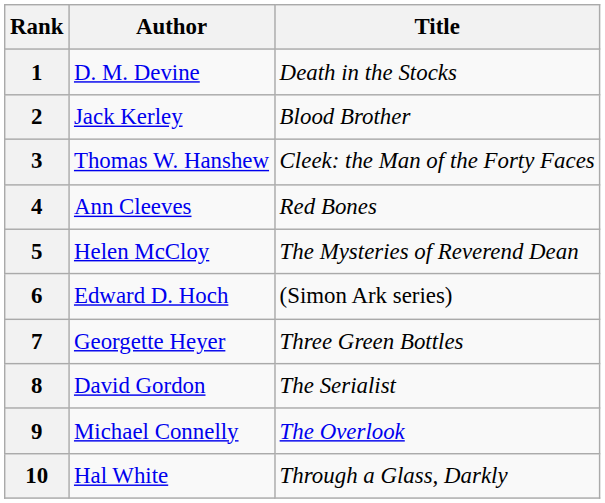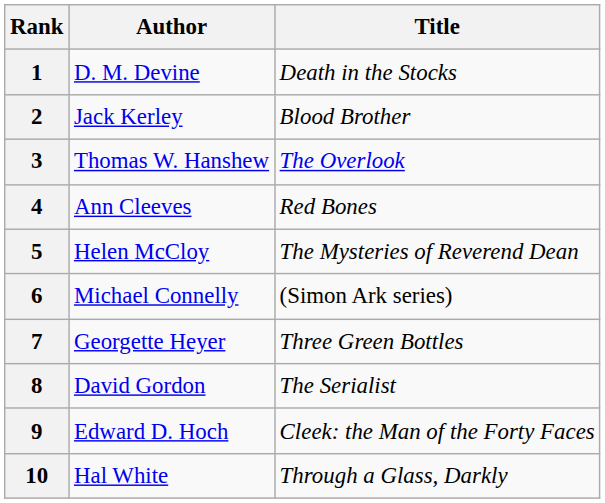(437, 161) Cleek: the Man of the Forty Faces -> (342, 161) The Overlook
(151, 296) Edward D. Hoch -> (156, 296) Michael Connelly
(156, 430) Michael Connelly -> (151, 430) Edward D. Hoch
(342, 430) The Overlook -> (437, 430) Cleek: the Man of the Forty Faces
